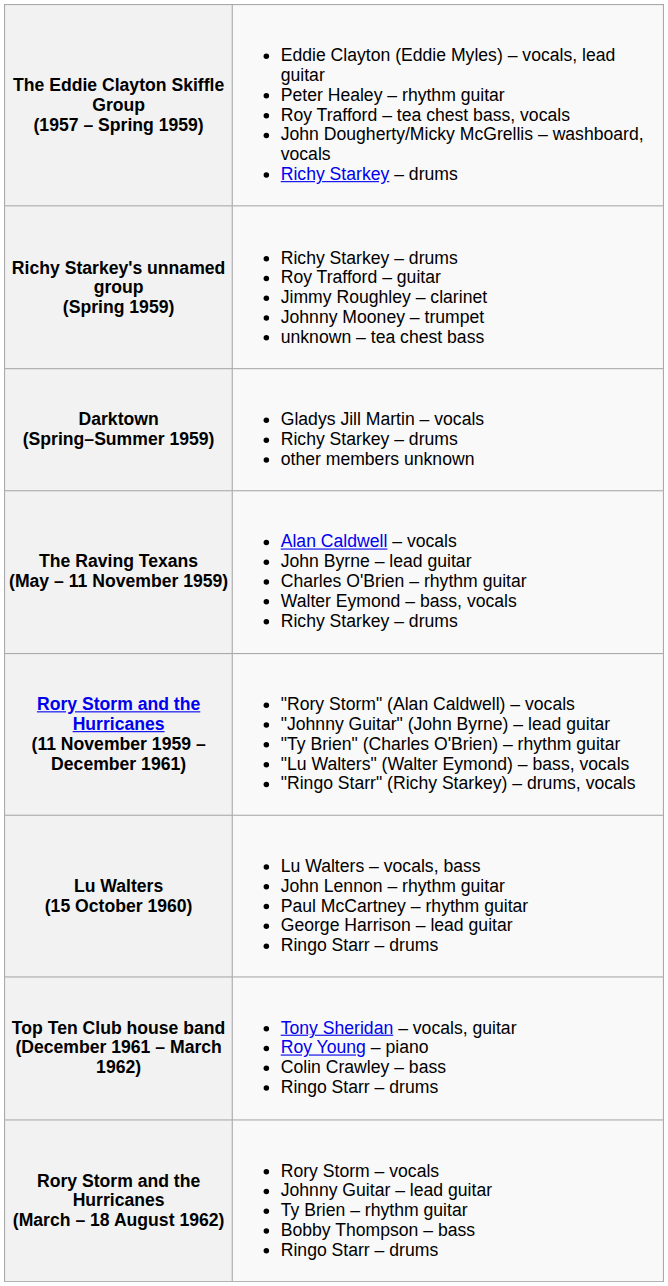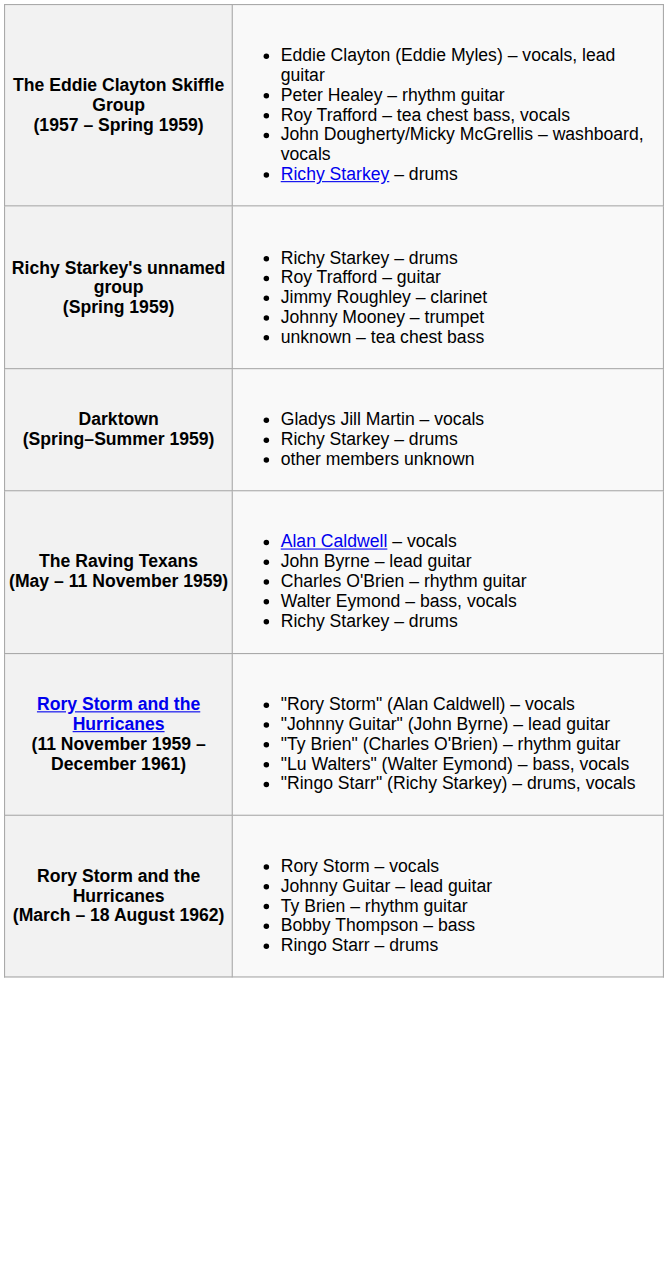- row: (119, 896)
- row: (119, 1048)
